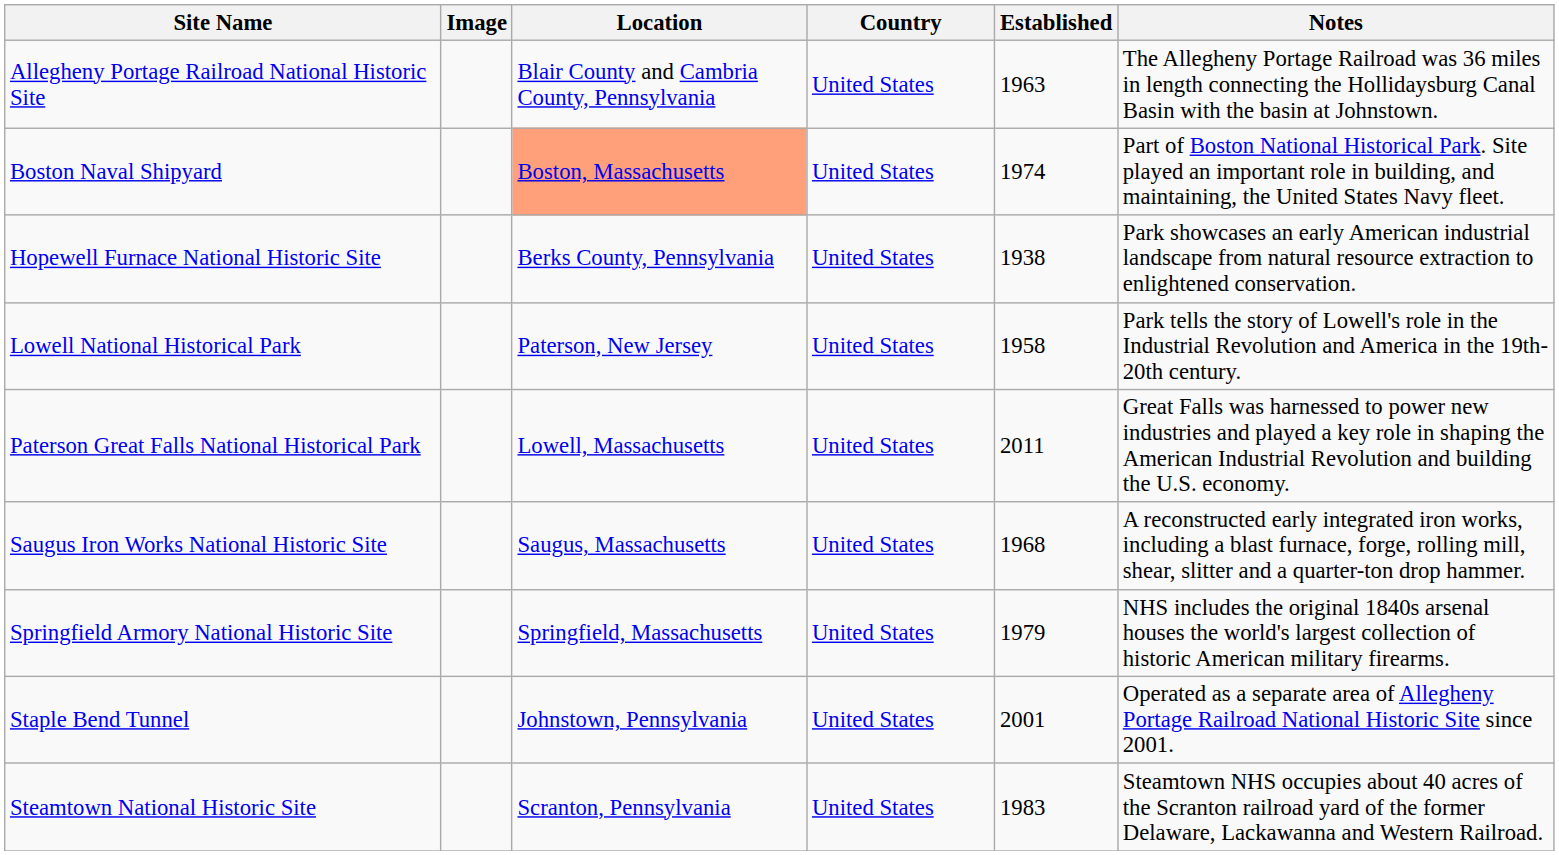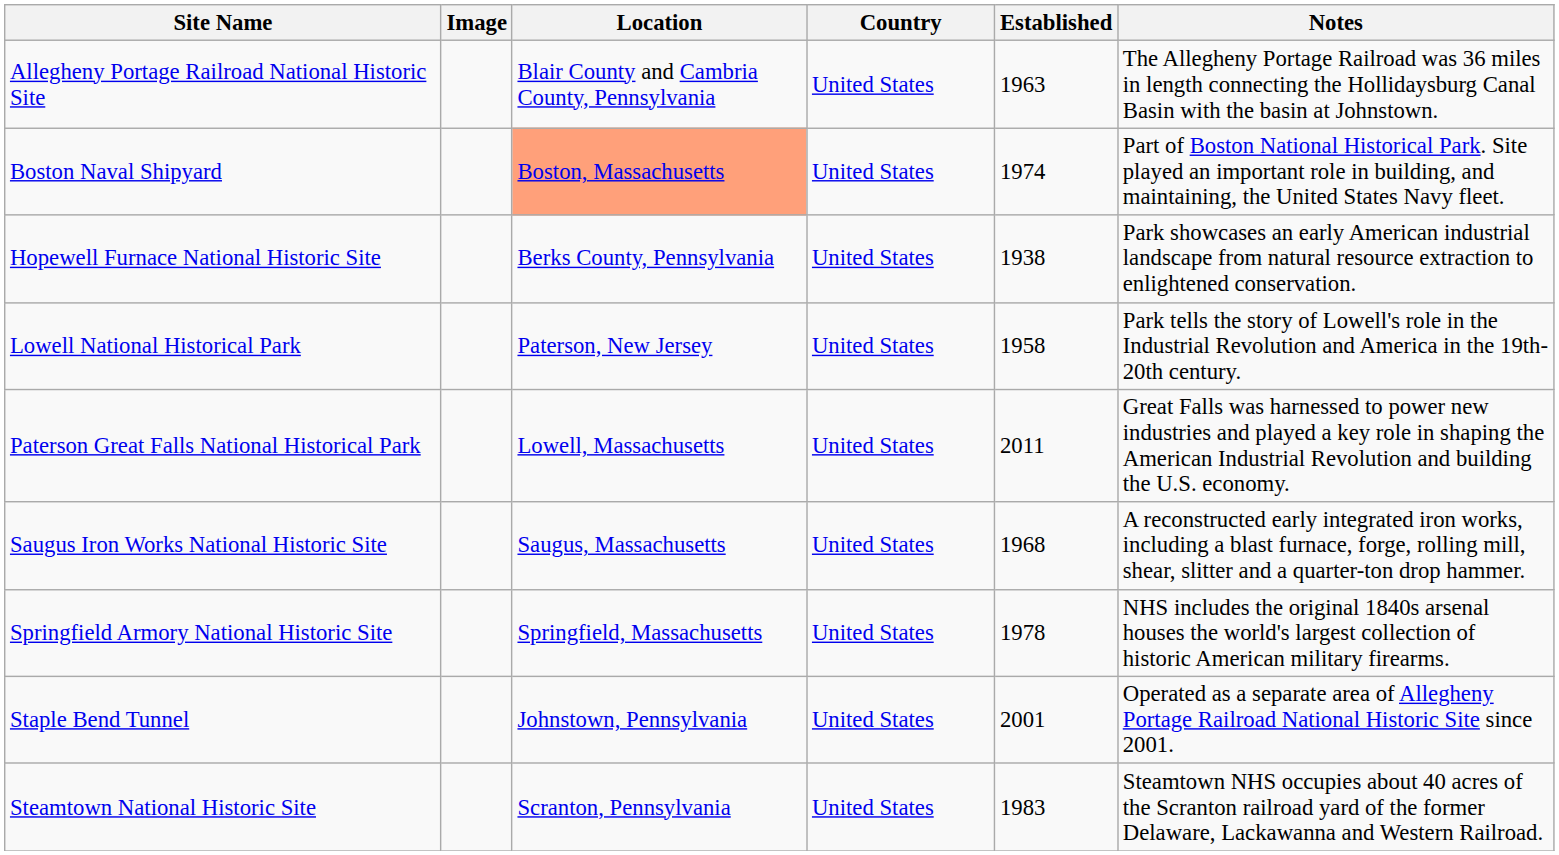(1023, 632) 1979 -> (1023, 632) 1978
